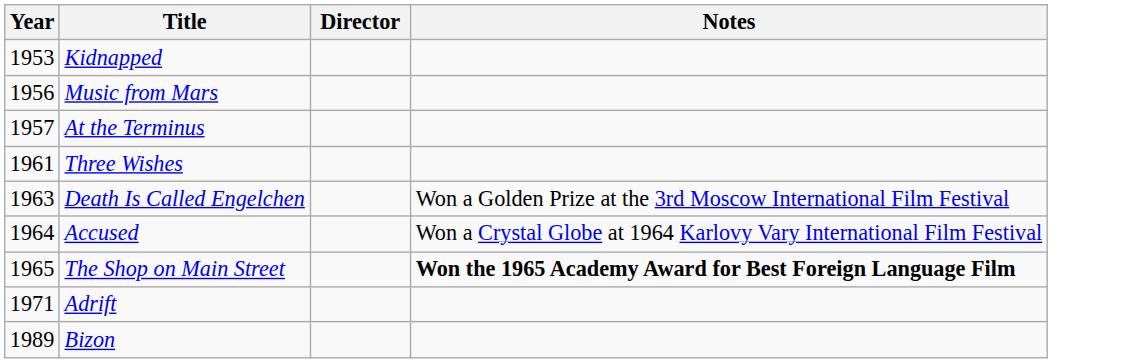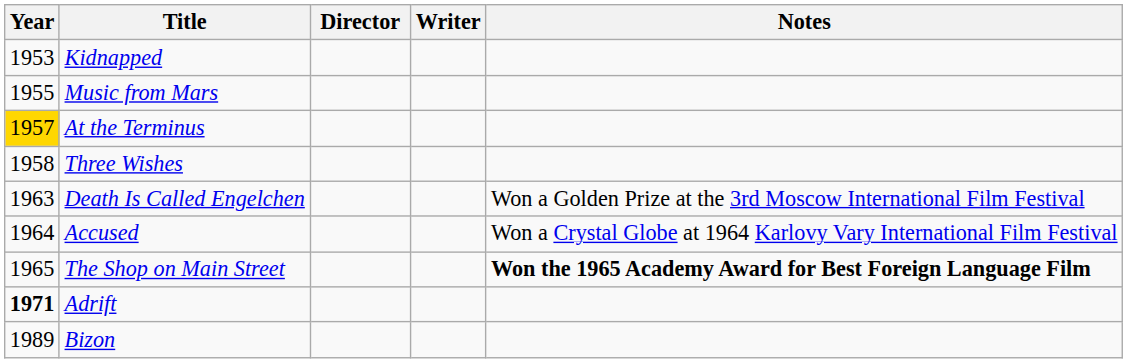+ column: (448, 22)
(32, 92) 1956 -> (32, 92) 1955
(32, 127) no background -> (32, 127) gold background
(32, 163) 1961 -> (32, 163) 1958
(32, 304) normal -> (32, 304) bold
